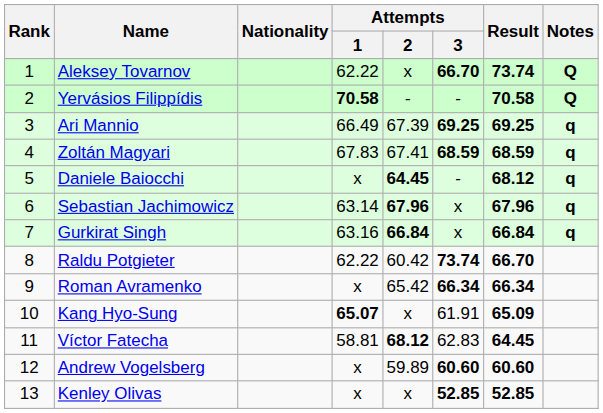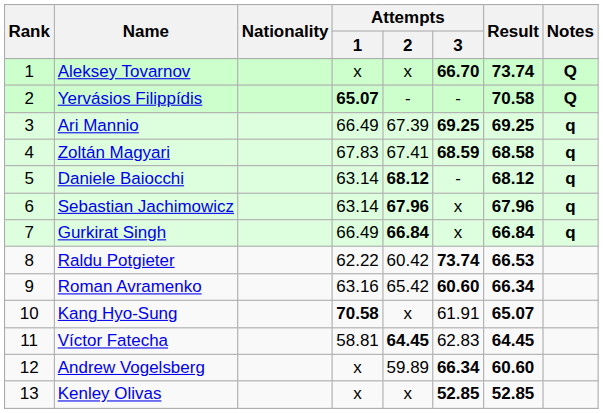(358, 71) 62.22 -> (358, 71) x
(358, 98) 70.58 -> (358, 98) 65.07
(513, 152) 68.59 -> (513, 152) 68.58
(358, 179) x -> (358, 179) 63.14
(408, 179) 64.45 -> (408, 179) 68.12
(358, 233) 63.16 -> (358, 233) 66.49
(513, 260) 66.70 -> (513, 260) 66.53
(358, 286) x -> (358, 286) 63.16
(458, 286) 66.34 -> (458, 286) 60.60
(358, 313) 65.07 -> (358, 313) 70.58
(513, 313) 65.09 -> (513, 313) 65.07
(408, 340) 68.12 -> (408, 340) 64.45
(458, 367) 60.60 -> (458, 367) 66.34
